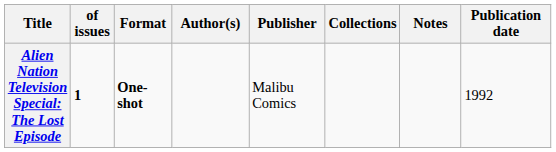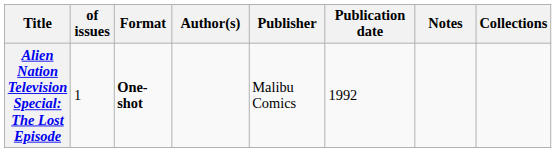columns swapped: (506, 24) <-> (363, 24)
(77, 95) bold -> (77, 95) normal
